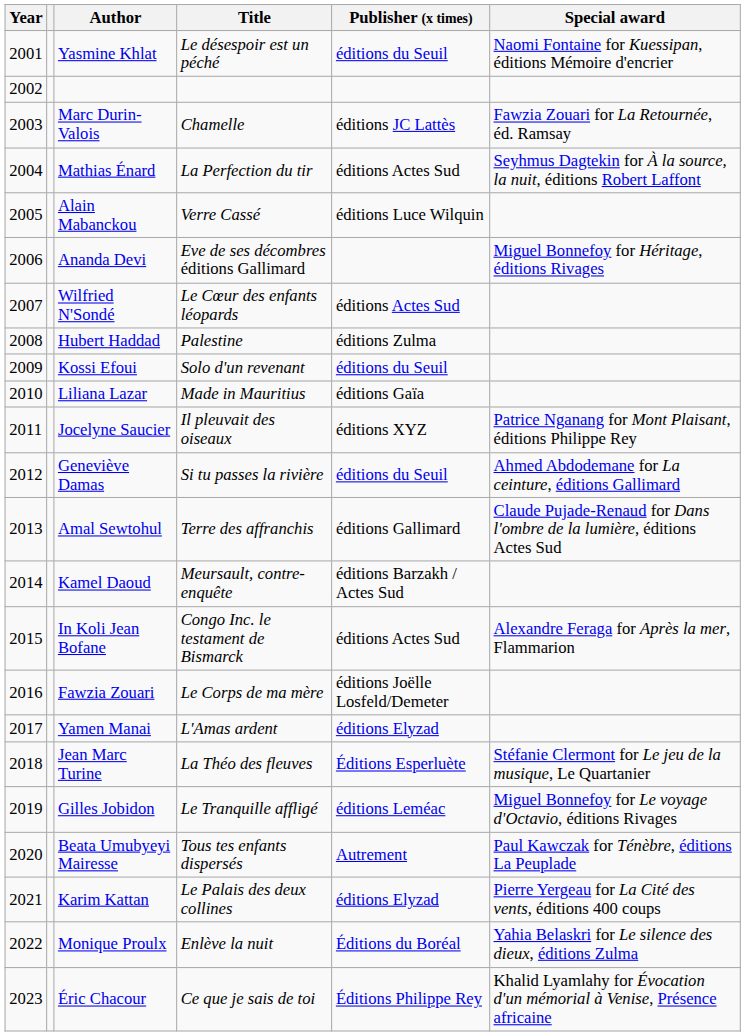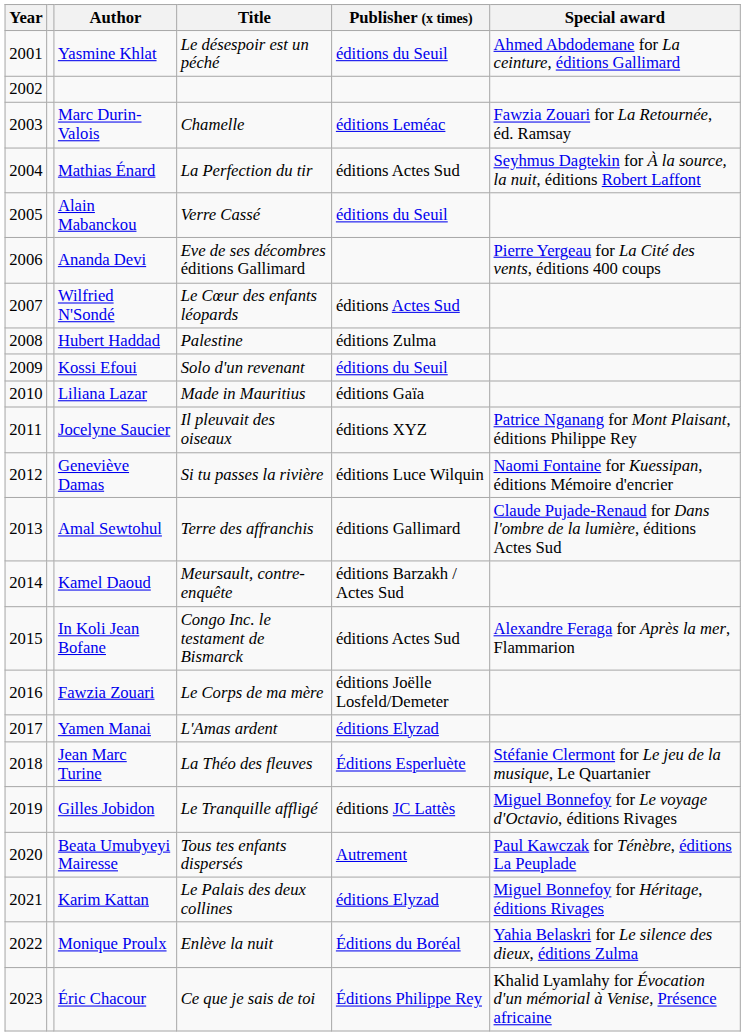(598, 53) Naomi Fontaine for Kuessipan, éditions Mémoire d'encrier -> (587, 53) Ahmed Abdodemane for La ceinture, éditions Gallimard
(396, 124) éditions JC Lattès -> (391, 124) éditions Leméac
(410, 215) éditions Luce Wilquin -> (392, 215) éditions du Seuil
(598, 260) Miguel Bonnefoy for Héritage, éditions Rivages -> (594, 260) Pierre Yergeau for La Cité des vents, éditions 400 coups
(392, 474) éditions du Seuil -> (410, 474) éditions Luce Wilquin
(587, 474) Ahmed Abdodemane for La ceinture, éditions Gallimard -> (598, 474) Naomi Fontaine for Kuessipan, éditions Mémoire d'encrier
(391, 809) éditions Leméac -> (396, 809) éditions JC Lattès
(594, 899) Pierre Yergeau for La Cité des vents, éditions 400 coups -> (598, 899) Miguel Bonnefoy for Héritage, éditions Rivages
